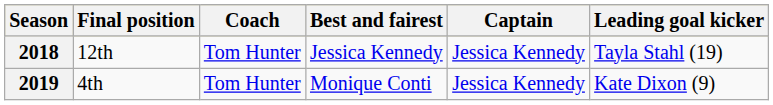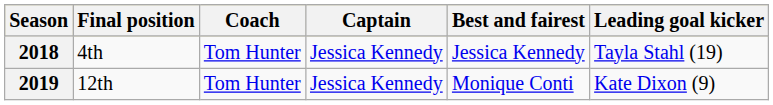columns swapped: (519, 20) <-> (376, 20)
(95, 52) 12th -> (90, 52) 4th
(90, 83) 4th -> (95, 83) 12th
